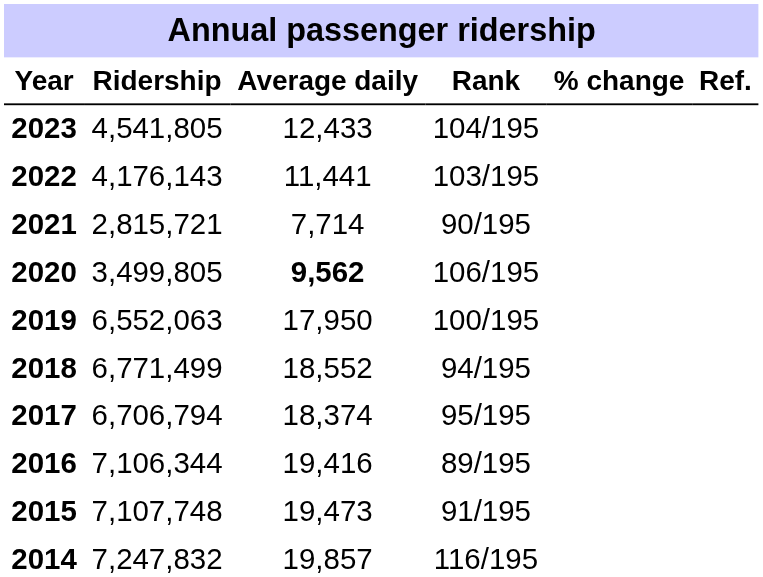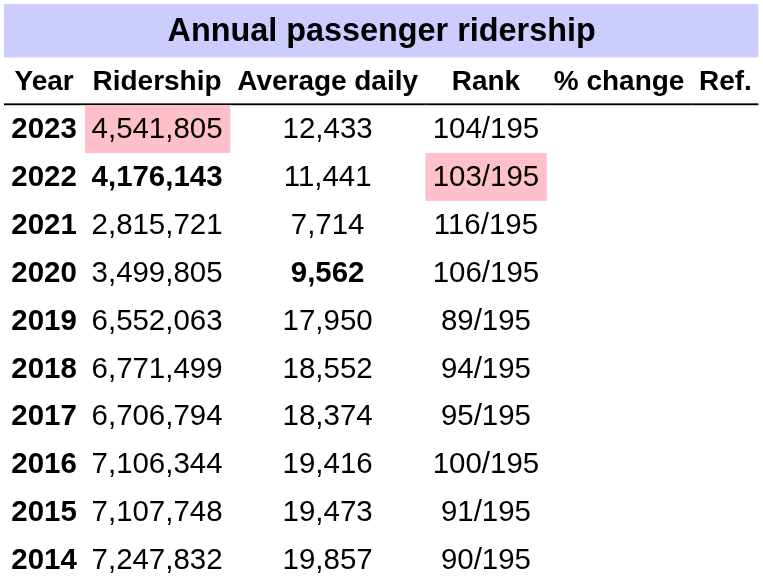(157, 128) no background -> (157, 128) pink background
(157, 176) normal -> (157, 176) bold
(486, 176) no background -> (486, 176) pink background
(486, 224) 90/195 -> (486, 224) 116/195
(486, 320) 100/195 -> (486, 320) 89/195
(486, 463) 89/195 -> (486, 463) 100/195
(486, 559) 116/195 -> (486, 559) 90/195
